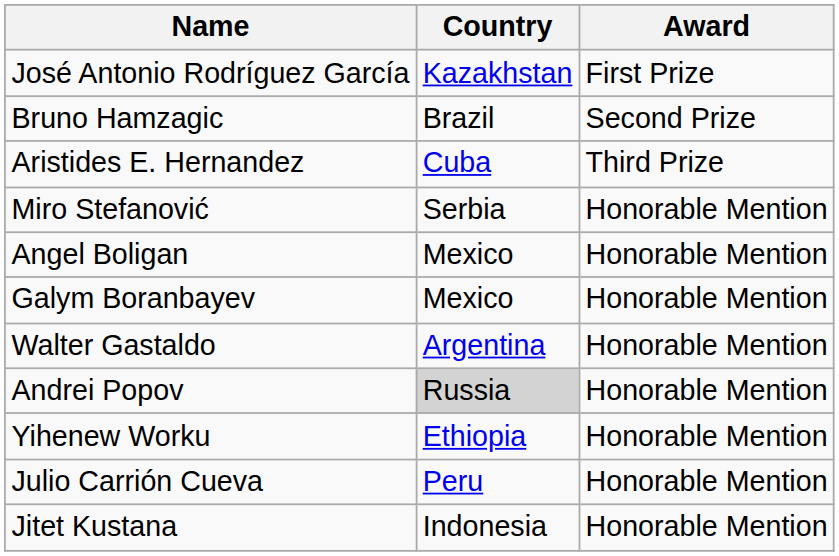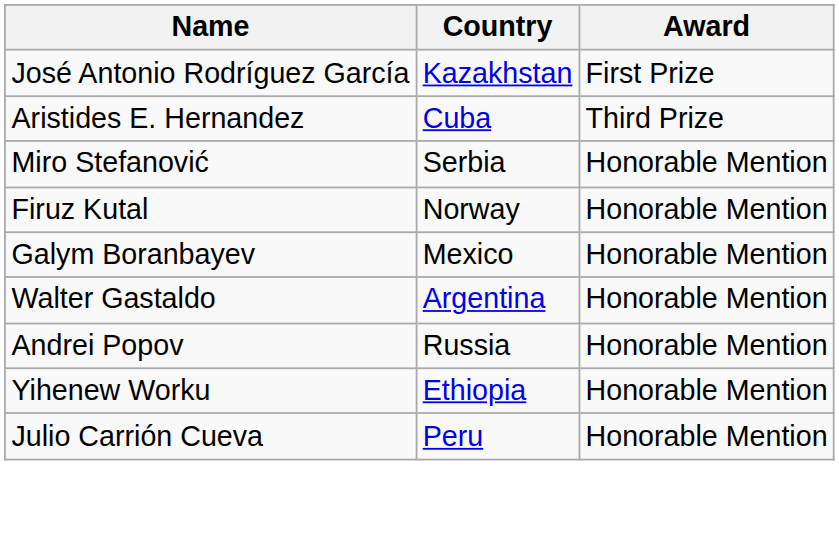- row: (117, 118)
- row: (100, 254)
+ row: (80, 208)
(466, 390) lightgrey background -> (466, 345) no background
- row: (94, 526)
